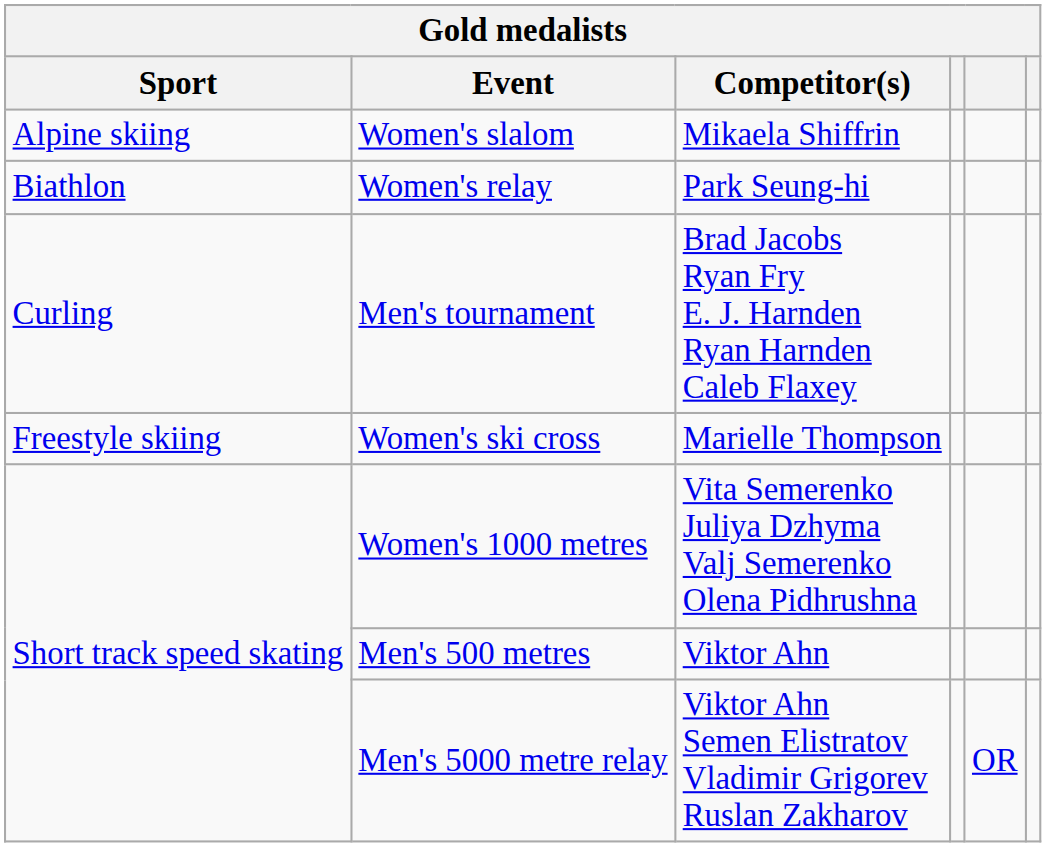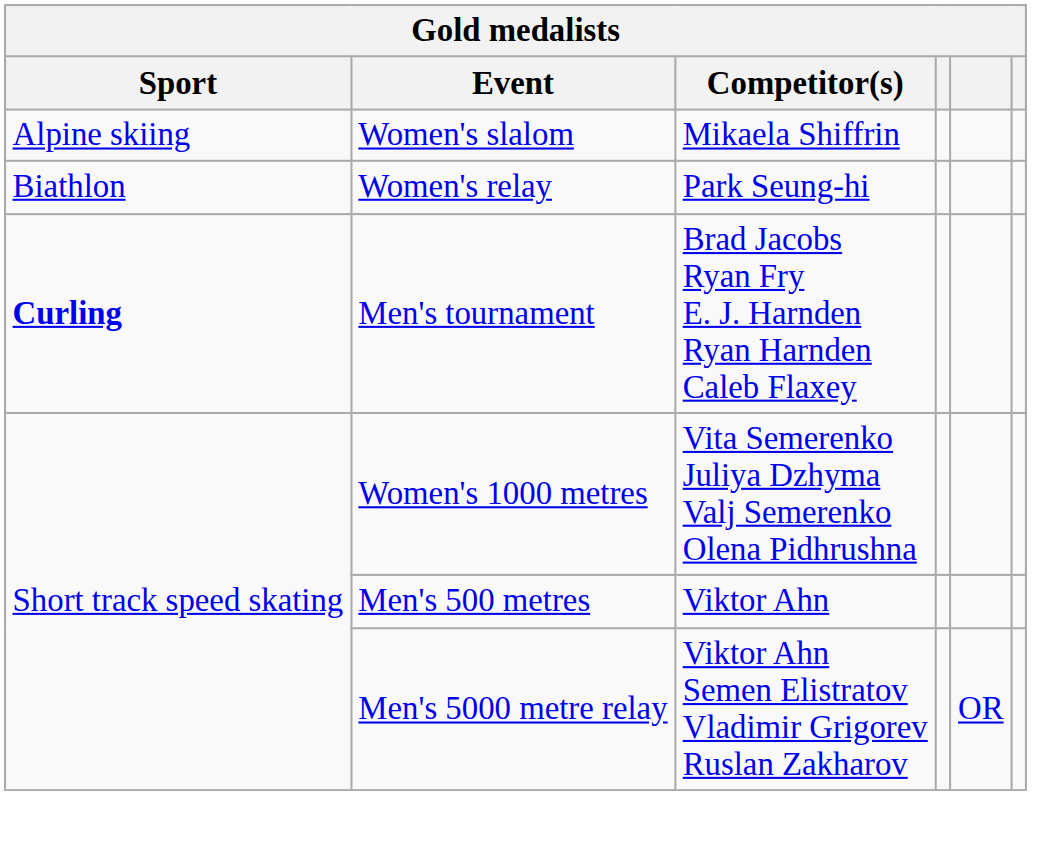(63, 312) normal -> (67, 312) bold
- row: (479, 438)
